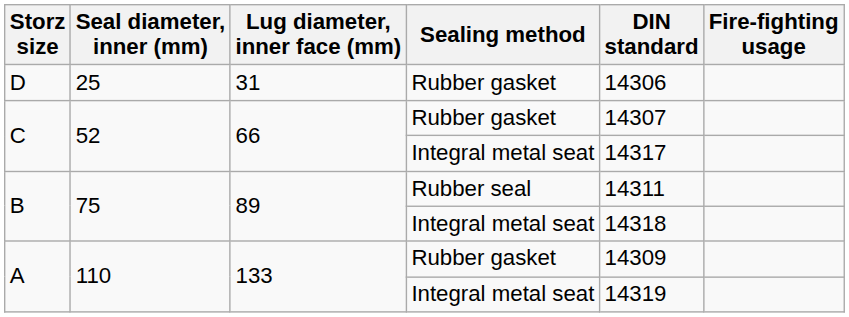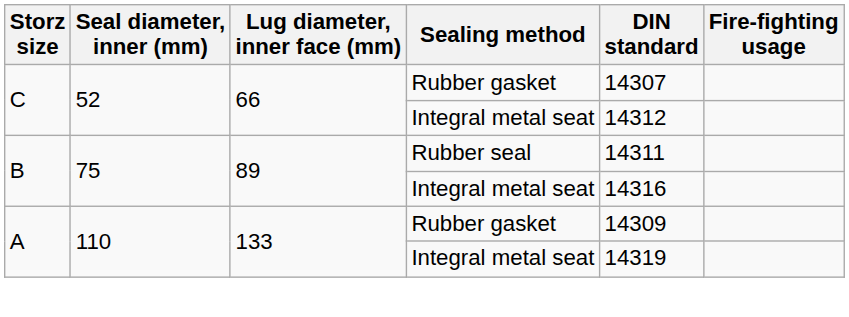- row: (18, 82)
(636, 152) 14317 -> (636, 117) 14312
(636, 223) 14318 -> (636, 188) 14316
